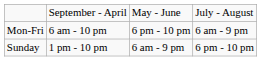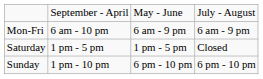(161, 30) 6 pm - 10 pm -> (160, 30) 6 am - 9 pm
+ row: (26, 47)
(158, 47) 6 am - 9 pm -> (163, 64) 6 pm - 10 pm
